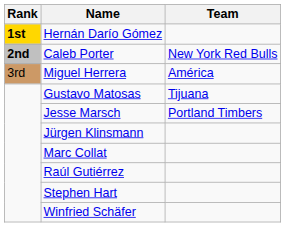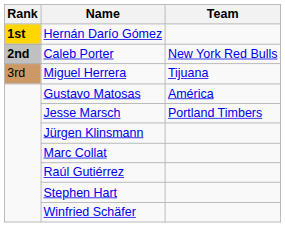(191, 73) América -> (188, 73) Tijuana
(188, 93) Tijuana -> (191, 93) América
